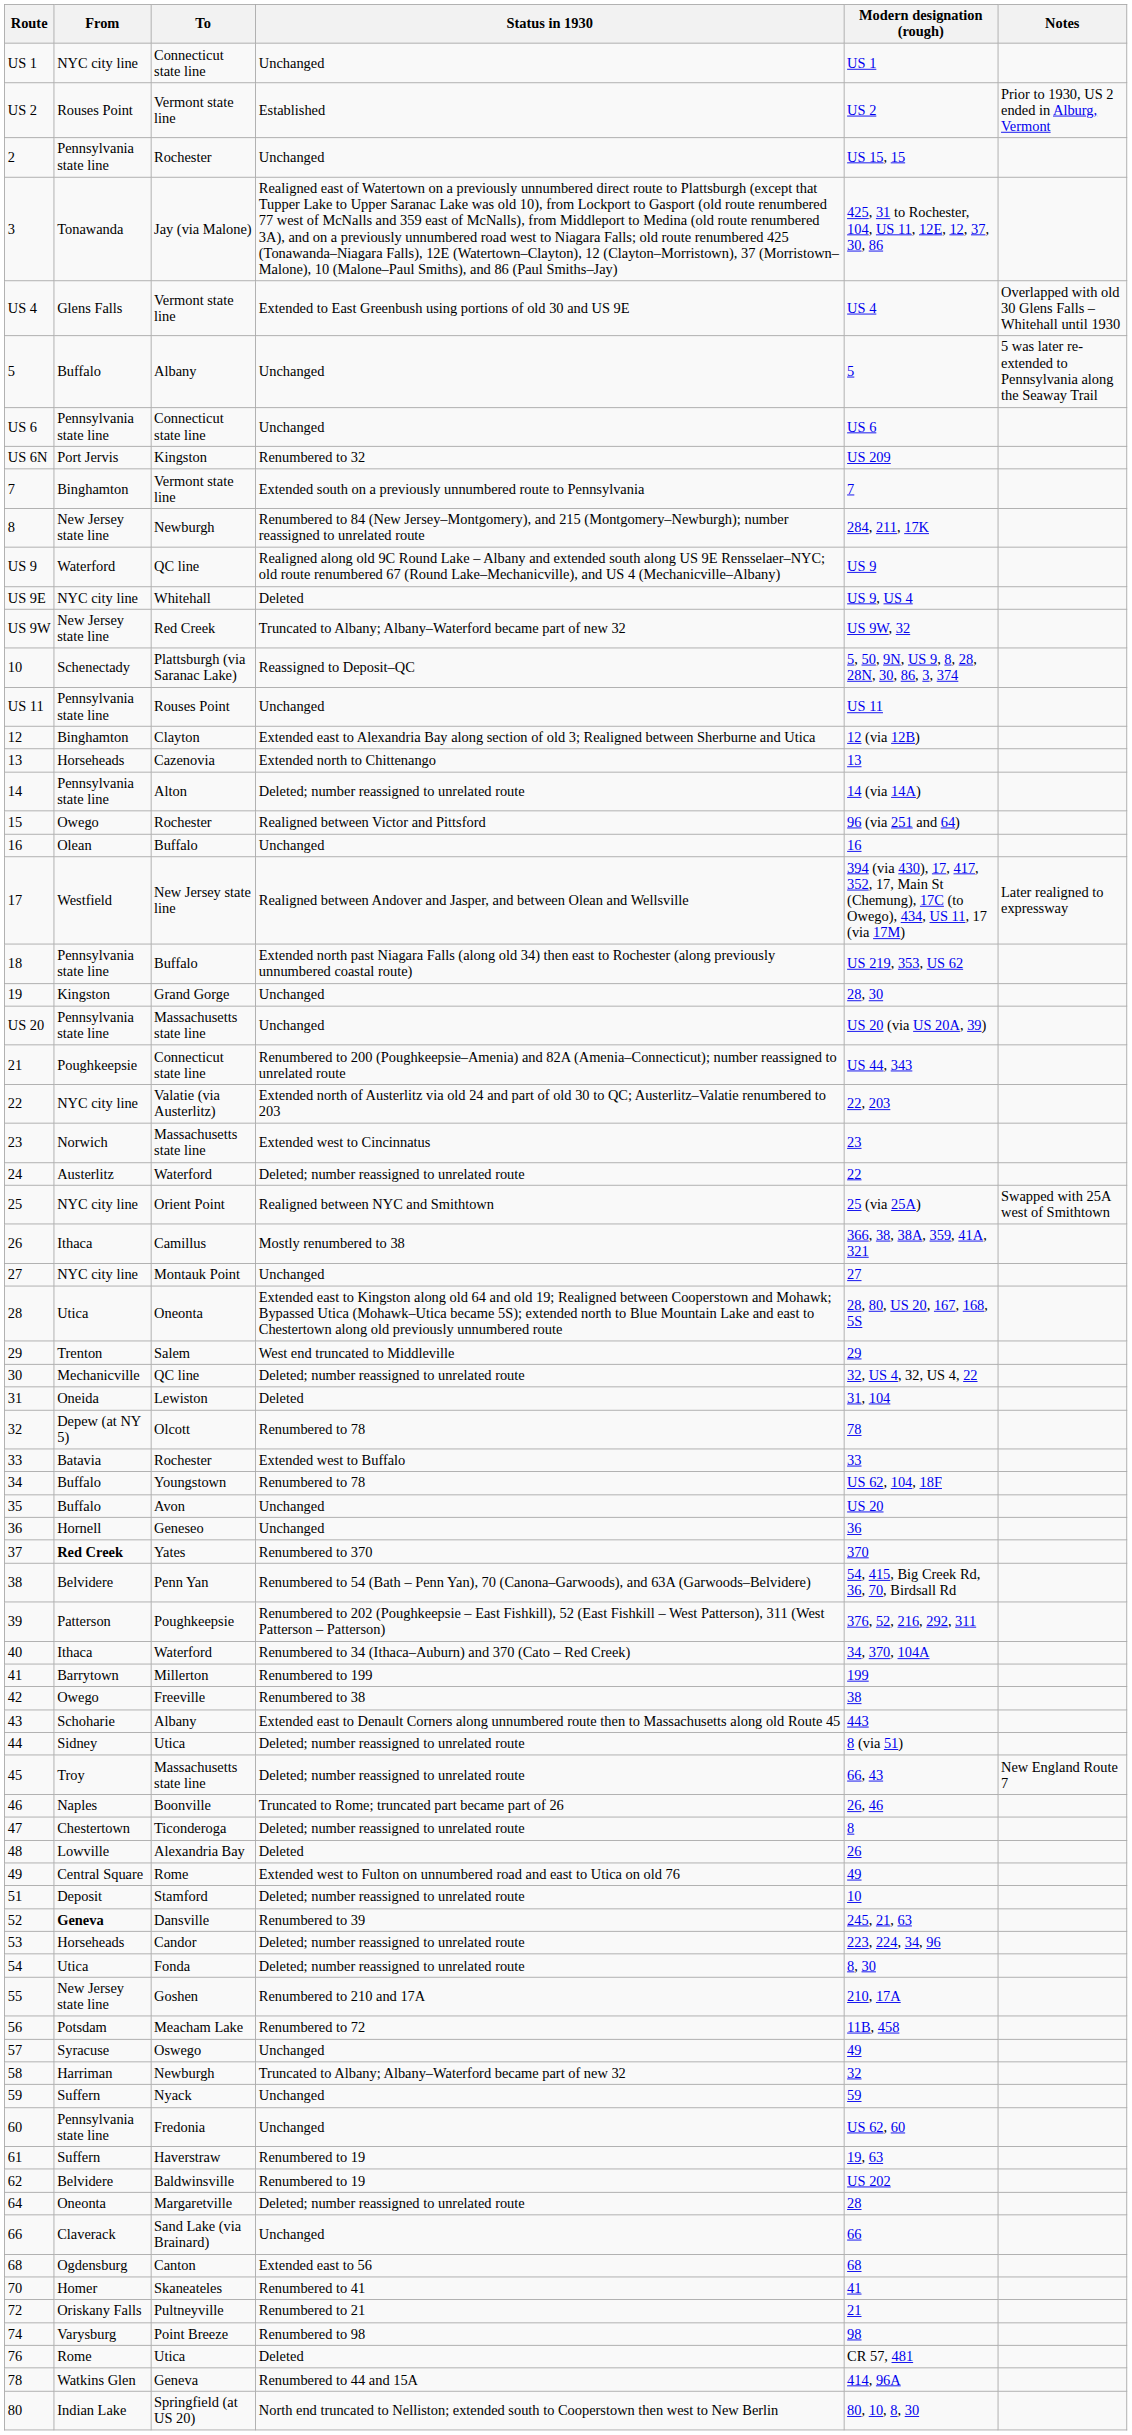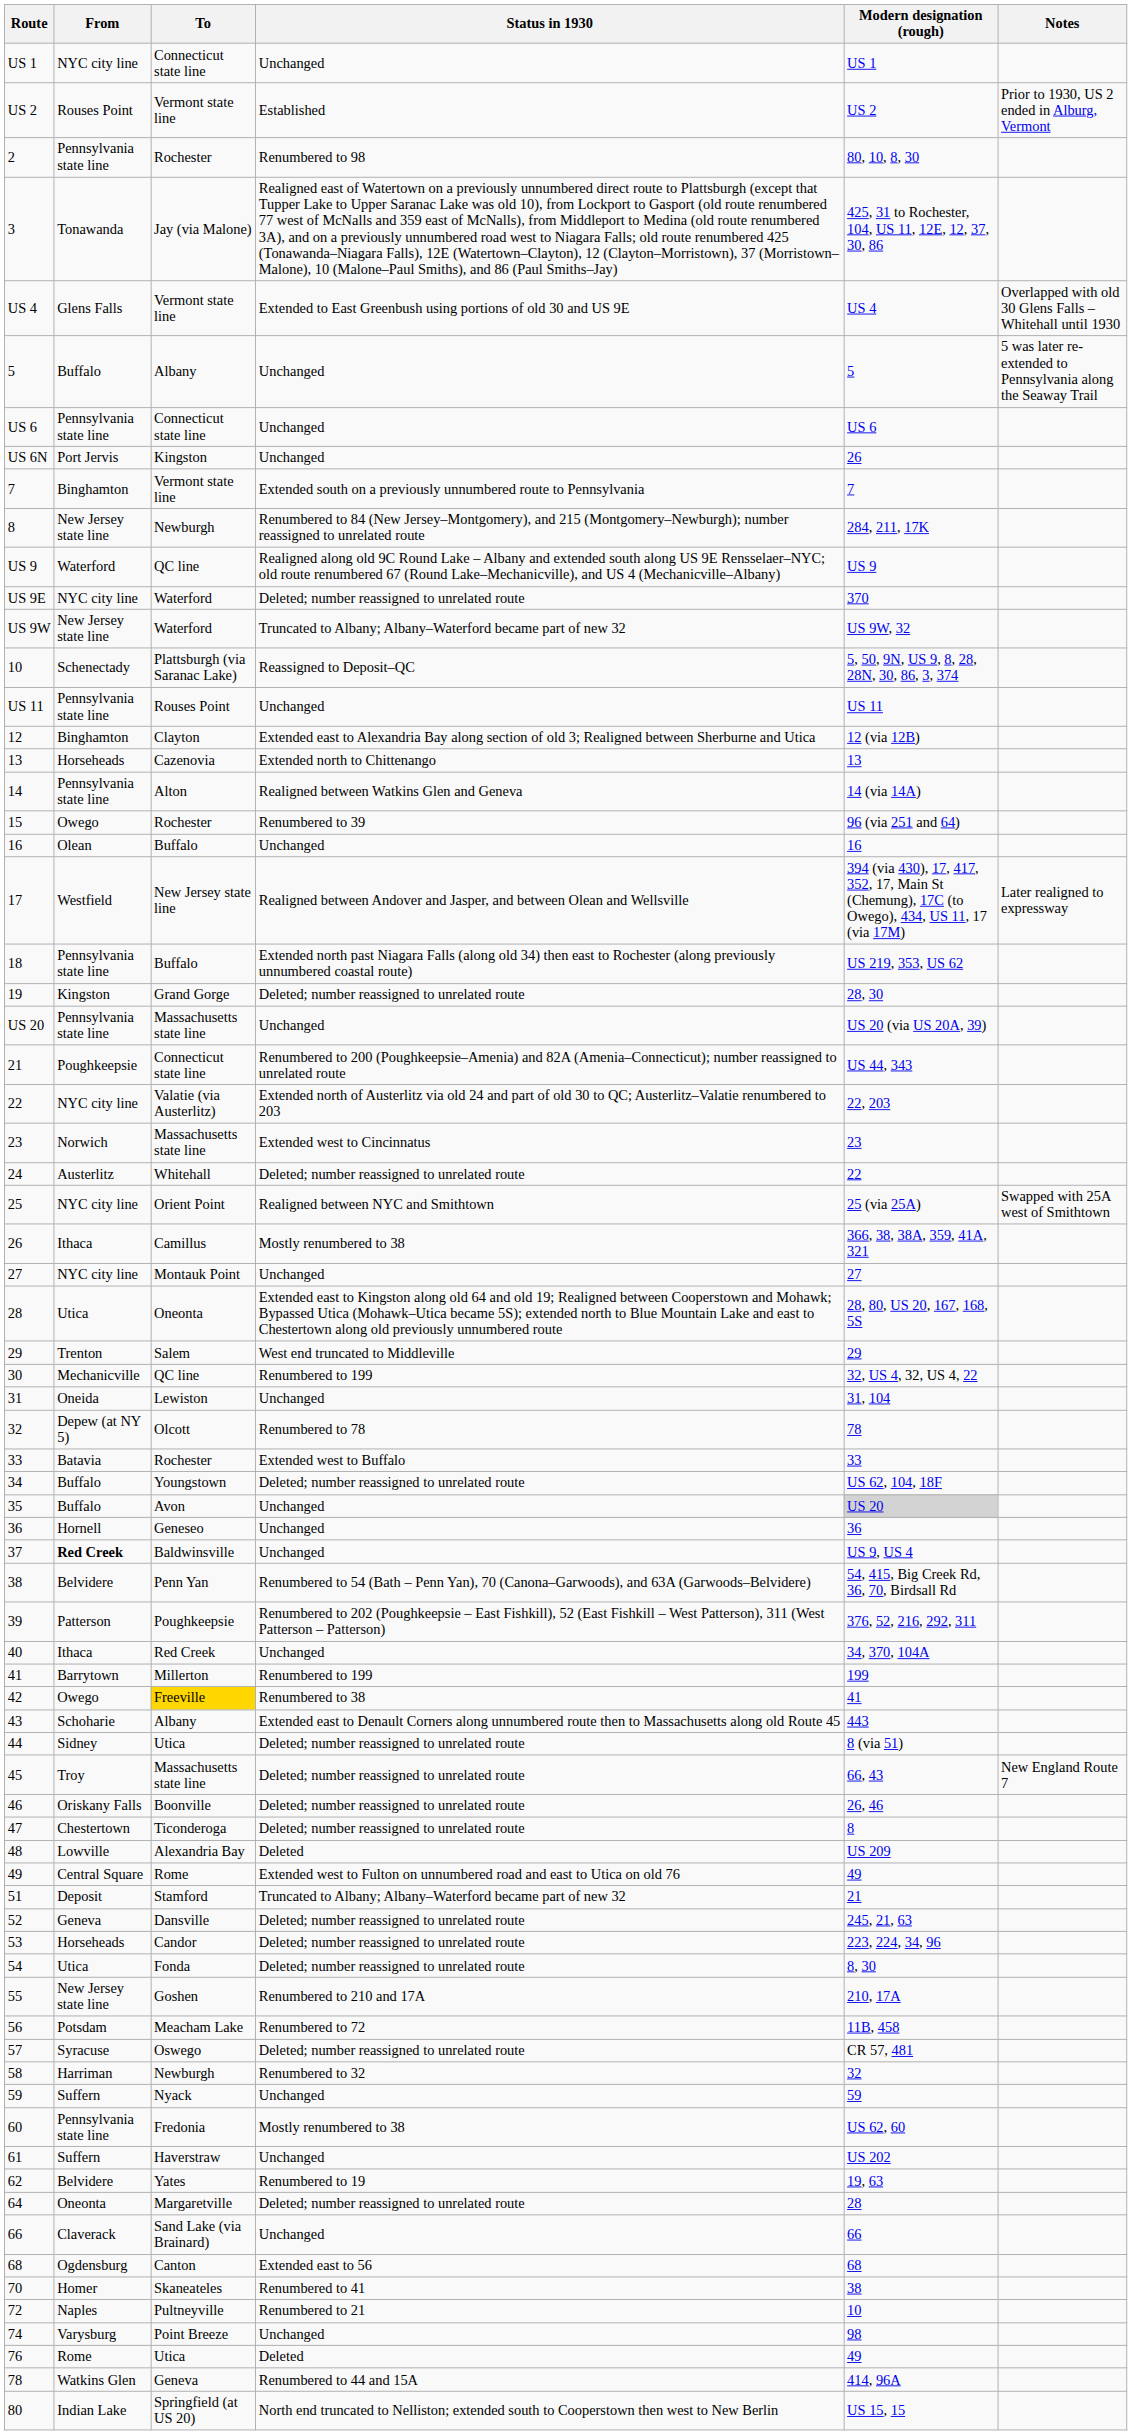(292, 157) Unchanged -> (312, 157) Renumbered to 98
(876, 157) US 15, 15 -> (883, 157) 80, 10, 8, 30
(312, 457) Renumbered to 32 -> (292, 457) Unchanged
(869, 457) US 209 -> (854, 457) 26
(182, 597) Whitehall -> (183, 597) Waterford
(281, 597) Deleted -> (392, 597) Deleted; number reassigned to unrelated route
(880, 597) US 9, US 4 -> (858, 597) 370
(185, 628) Red Creek -> (183, 628) Waterford
(392, 791) Deleted; number reassigned to unrelated route -> (391, 791) Realigned between Watkins Glen and Geneva
(372, 822) Realigned between Victor and Pittsford -> (312, 822) Renumbered to 39
(292, 994) Unchanged -> (392, 994) Deleted; number reassigned to unrelated route
(183, 1173) Waterford -> (182, 1173) Whitehall
(392, 1375) Deleted; number reassigned to unrelated route -> (316, 1375) Renumbered to 199
(281, 1398) Deleted -> (292, 1398) Unchanged
(312, 1483) Renumbered to 78 -> (392, 1483) Deleted; number reassigned to unrelated route
(865, 1505) no background -> (865, 1505) lightgrey background
(170, 1551) Yates -> (194, 1551) Baldwinsville
(316, 1551) Renumbered to 370 -> (292, 1551) Unchanged
(858, 1551) 370 -> (880, 1551) US 9, US 4
(183, 1652) Waterford -> (185, 1652) Red Creek
(445, 1652) Renumbered to 34 (Ithaca–Auburn) and 370 (Cato – Red Creek) -> (292, 1652) Unchanged
(180, 1698) no background -> (180, 1698) gold background
(854, 1698) 38 -> (854, 1698) 41
(77, 1805) Naples -> (99, 1805) Oriskany Falls
(411, 1805) Truncated to Rome; truncated part became part of 26 -> (392, 1805) Deleted; number reassigned to unrelated route
(854, 1851) 26 -> (869, 1851) US 209
(392, 1897) Deleted; number reassigned to unrelated route -> (442, 1897) Truncated to Albany; Albany–Waterford became part of new 32
(854, 1897) 10 -> (854, 1897) 21
(80, 1919) bold -> (79, 1919) normal
(312, 1919) Renumbered to 39 -> (392, 1919) Deleted; number reassigned to unrelated route
(292, 2050) Unchanged -> (392, 2050) Deleted; number reassigned to unrelated route
(854, 2050) 49 -> (880, 2050) CR 57, 481
(442, 2073) Truncated to Albany; Albany–Waterford became part of new 32 -> (312, 2073) Renumbered to 32
(292, 2126) Unchanged -> (332, 2126) Mostly renumbered to 38
(312, 2157) Renumbered to 19 -> (292, 2157) Unchanged
(865, 2157) 19, 63 -> (869, 2157) US 202
(194, 2180) Baldwinsville -> (170, 2180) Yates
(869, 2180) US 202 -> (865, 2180) 19, 63
(854, 2288) 41 -> (854, 2288) 38
(99, 2311) Oriskany Falls -> (77, 2311) Naples
(854, 2311) 21 -> (854, 2311) 10
(312, 2333) Renumbered to 98 -> (292, 2333) Unchanged
(880, 2356) CR 57, 481 -> (854, 2356) 49
(883, 2410) 80, 10, 8, 30 -> (876, 2410) US 15, 15
